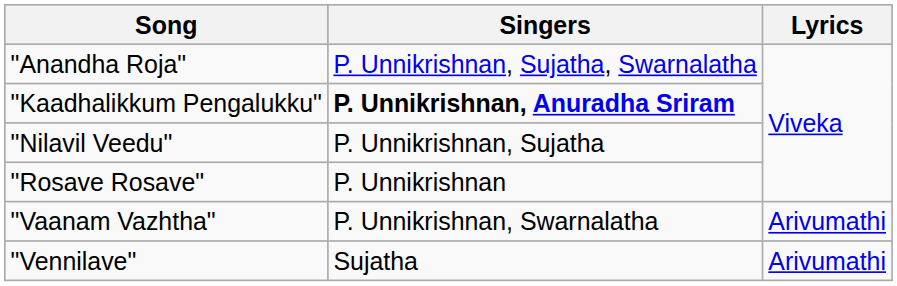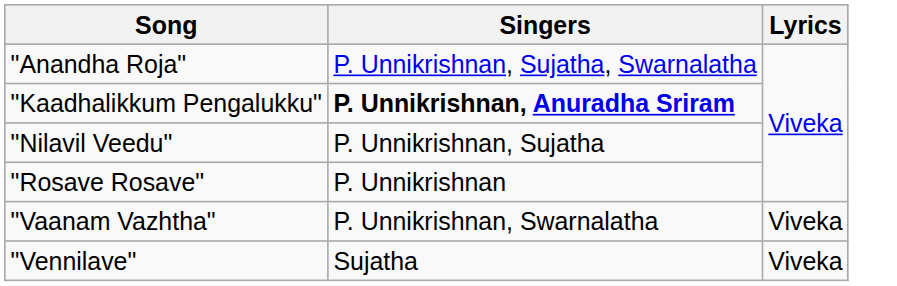(827, 222) Arivumathi -> (805, 222) Viveka
(827, 262) Arivumathi -> (805, 262) Viveka
